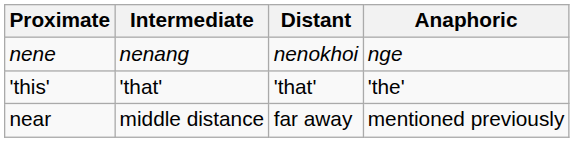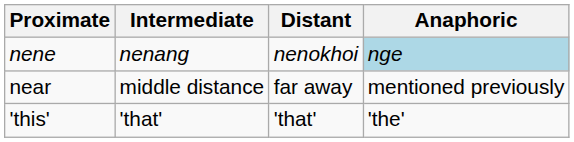(385, 53) no background -> (385, 53) lightblue background
rows swapped: (30, 86) <-> (30, 119)
